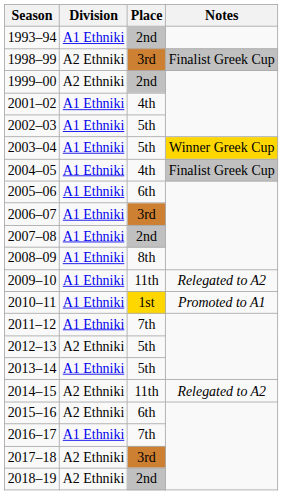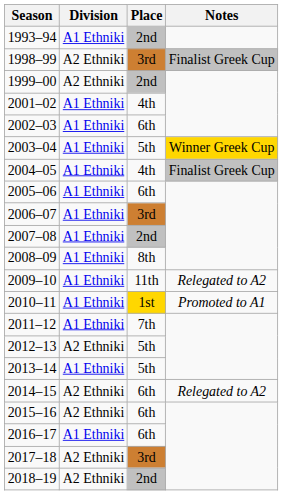(147, 125) 5th -> (147, 125) 6th
(147, 390) 11th -> (147, 390) 6th
(147, 434) 7th -> (147, 434) 6th
